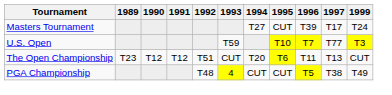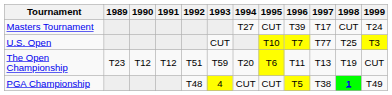+ column: (349, 12)
(231, 42) T59 -> (220, 42) CUT
(231, 58) CUT -> (220, 63) T59
